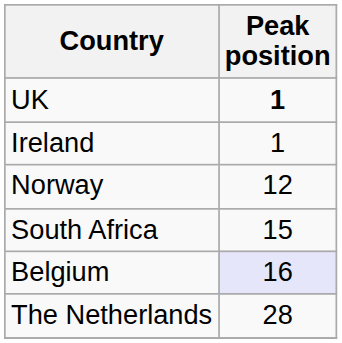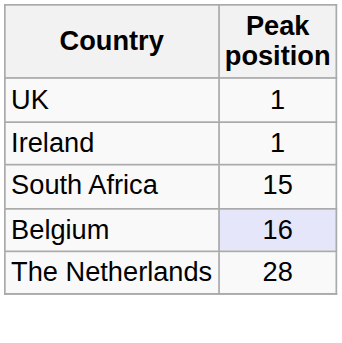(278, 99) bold -> (278, 99) normal
- row: (57, 186)
